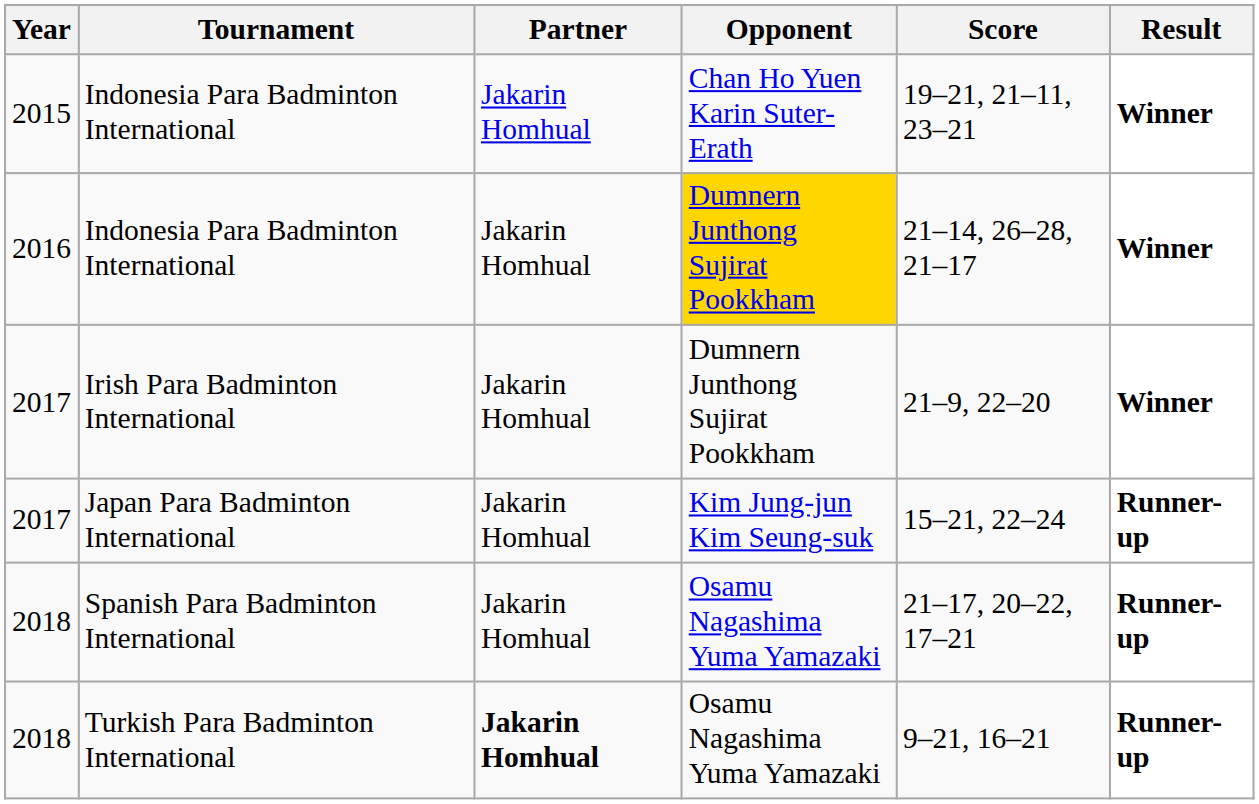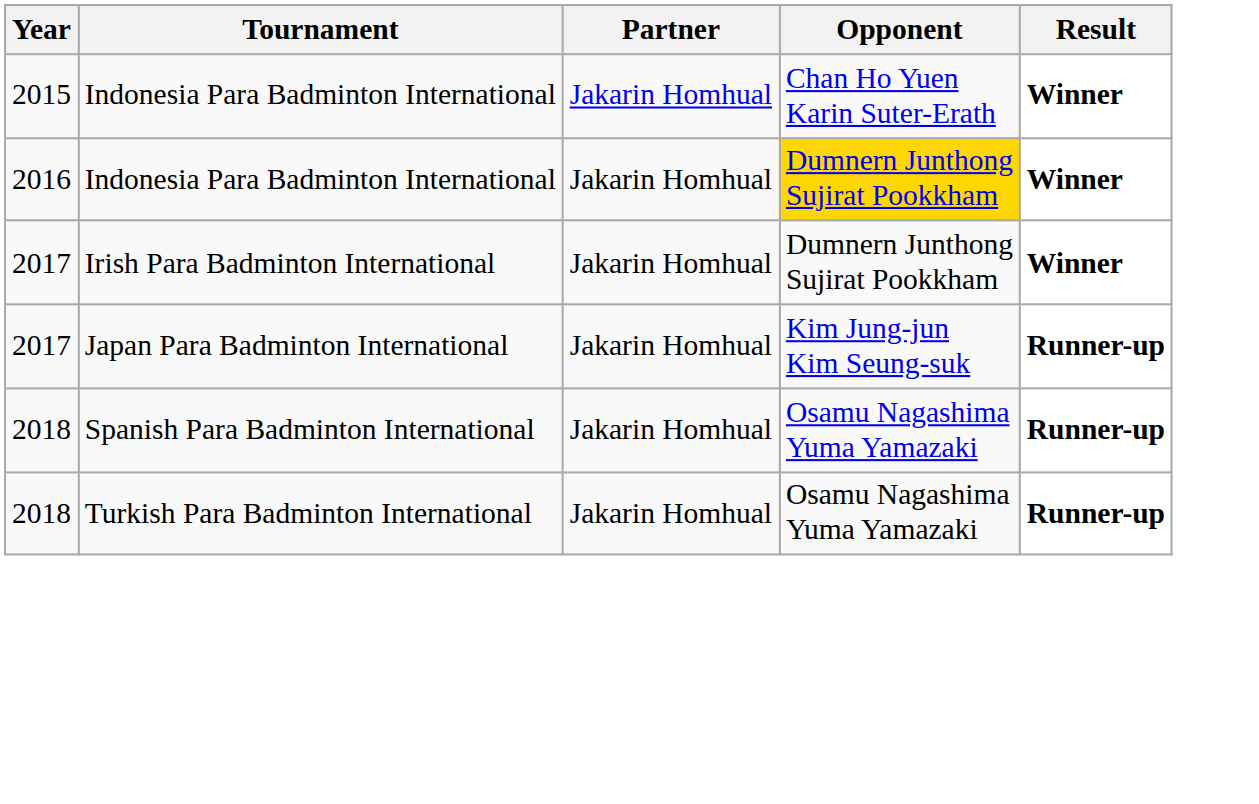- column: (1003, 29)
(540, 739) bold -> (671, 513) normal
